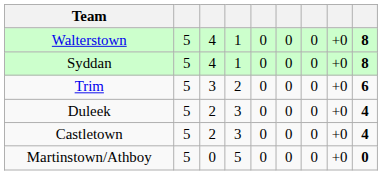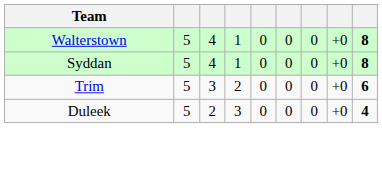- row: (89, 134)
- row: (89, 157)
